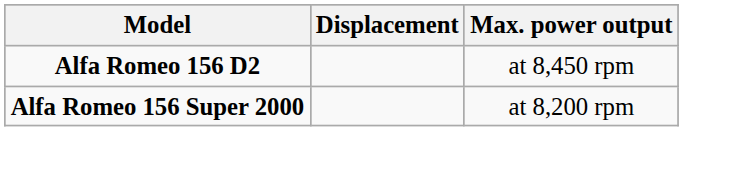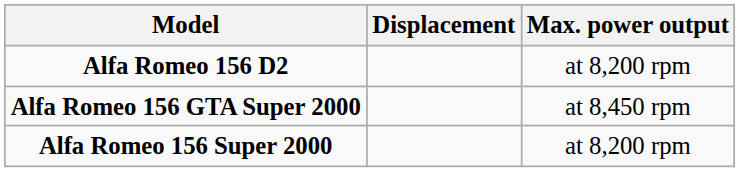(571, 64) at 8,450 rpm -> (628, 64) at 8,200 rpm
+ row: (186, 105)
